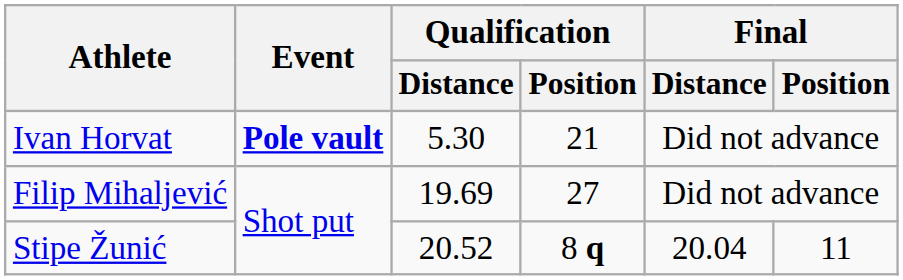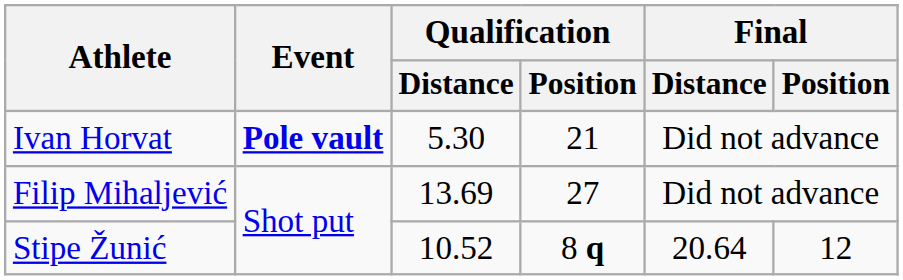(456, 193) 19.69 -> (456, 193) 13.69
(456, 247) 20.52 -> (456, 247) 10.52
(709, 247) 20.04 -> (709, 247) 20.64
(836, 247) 11 -> (836, 247) 12
